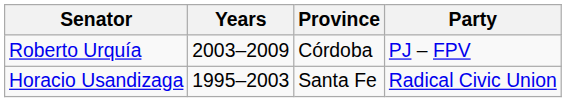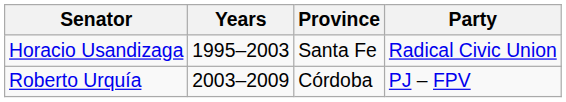rows swapped: (75, 50) <-> (96, 81)
